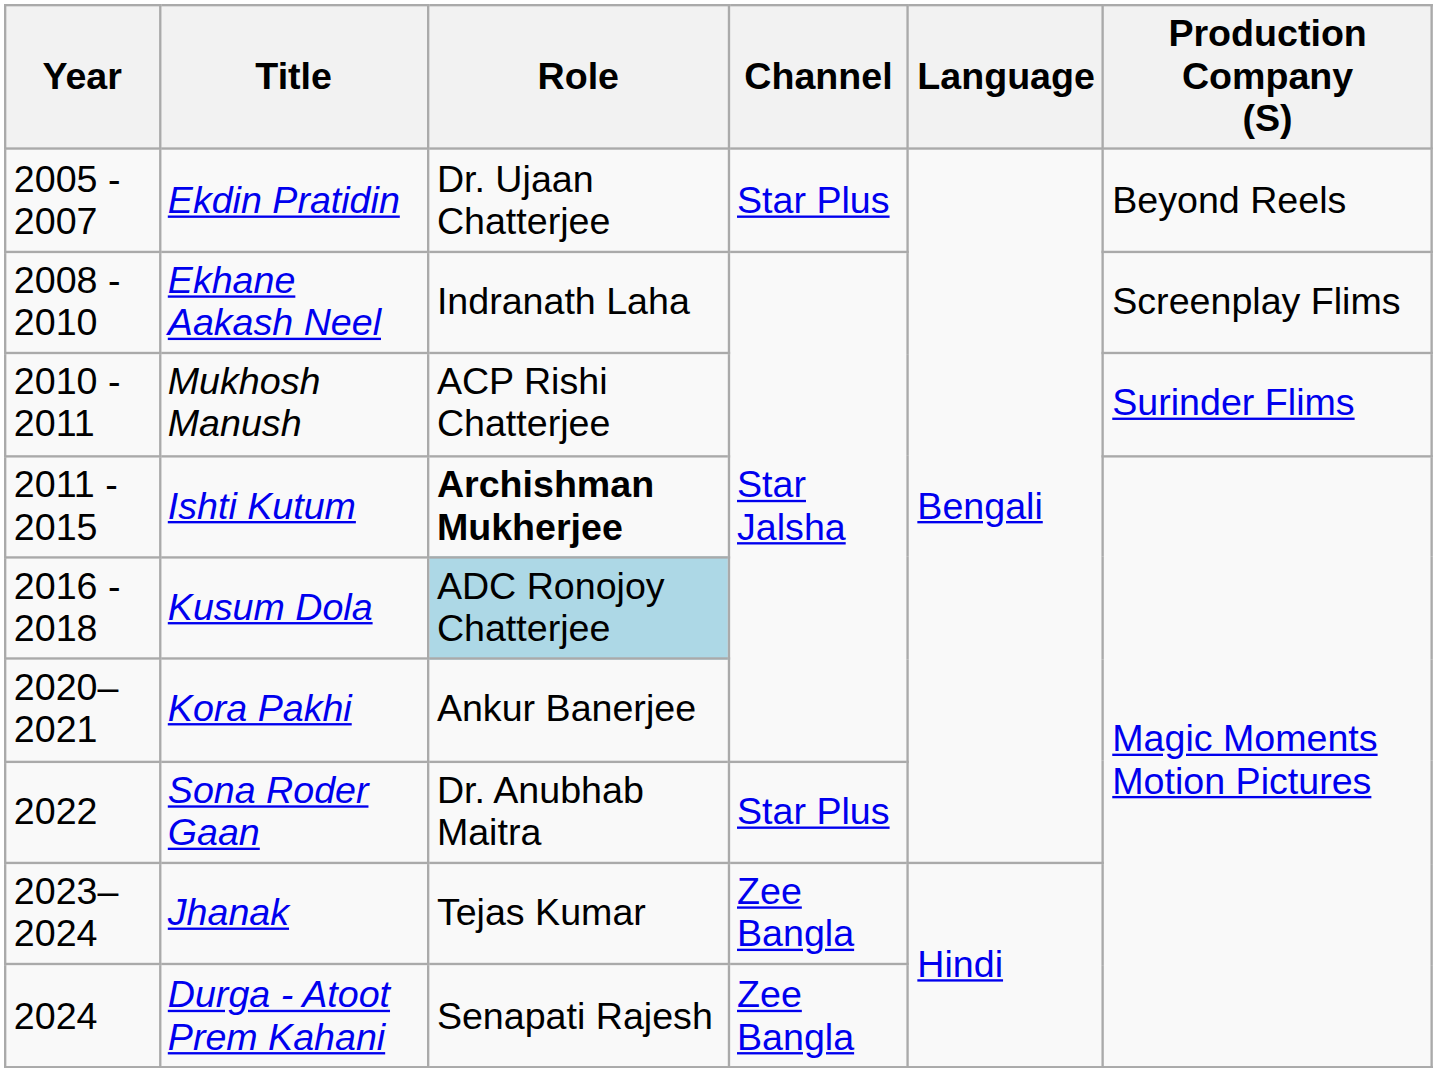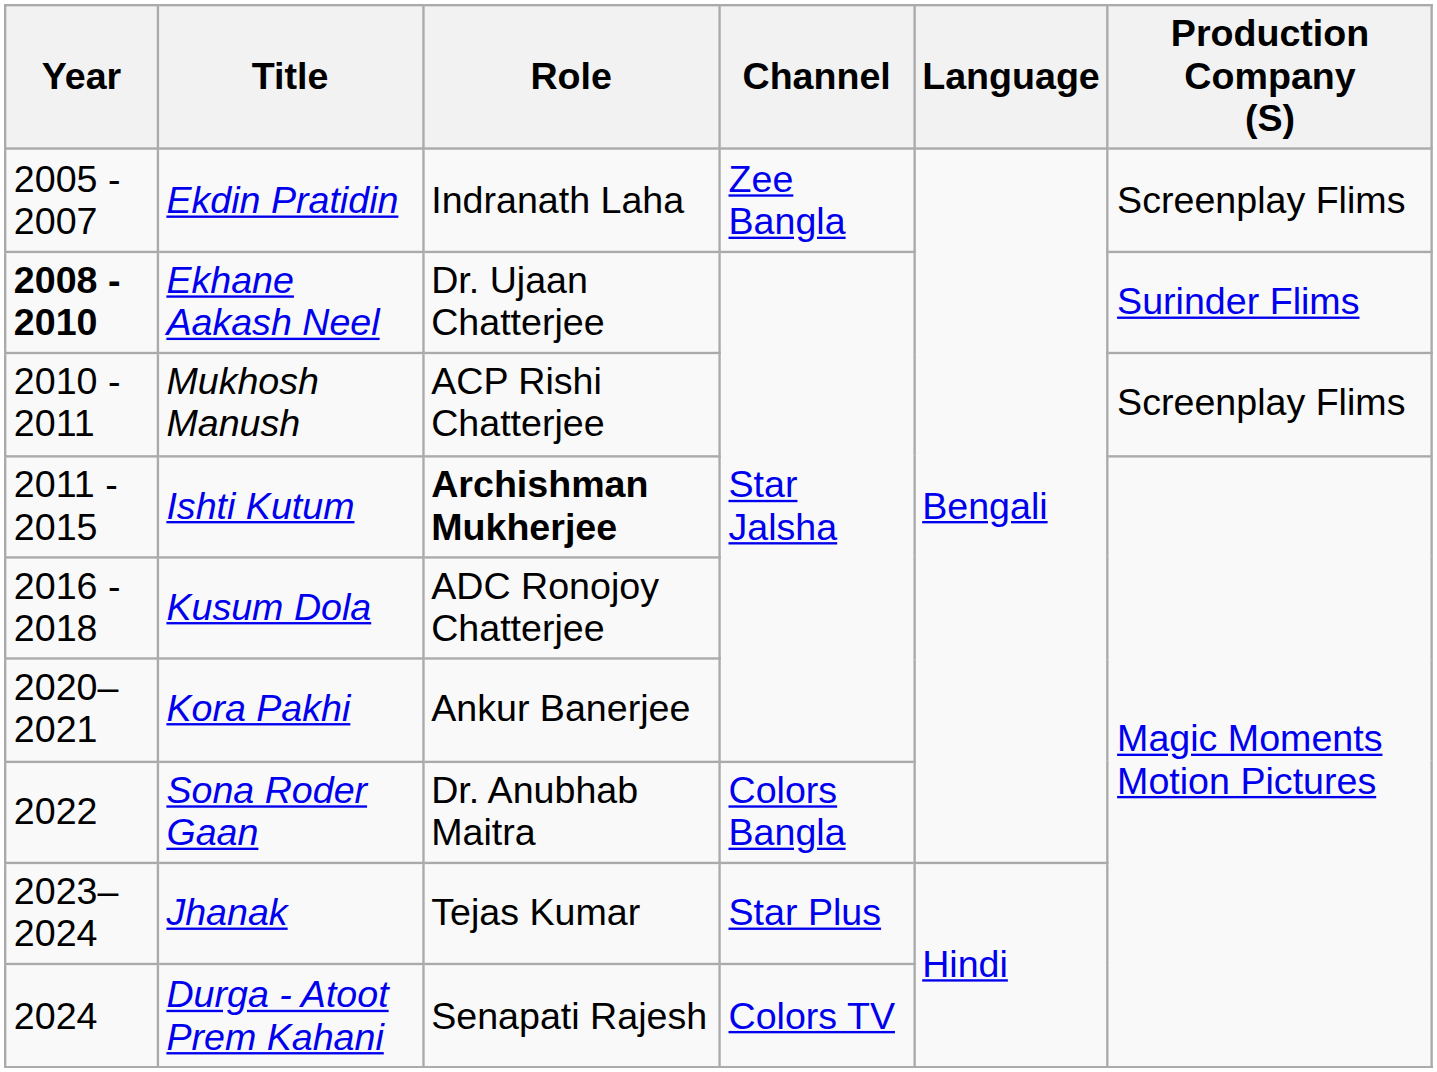(524, 199) Dr. Ujaan Chatterjee -> (558, 199) Indranath Laha
(813, 199) Star Plus -> (787, 199) Zee Bangla
(1229, 199) Beyond Reels -> (1261, 199) Screenplay Flims
(67, 301) normal -> (67, 301) bold
(563, 301) Indranath Laha -> (518, 301) Dr. Ujaan Chatterjee
(1256, 301) Screenplay Flims -> (1238, 301) Surinder Flims
(1233, 403) Surinder Flims -> (1261, 403) Screenplay Flims
(551, 607) lightblue background -> (545, 607) no background
(813, 811) Star Plus -> (787, 811) Colors Bangla
(796, 913) Zee Bangla -> (805, 913) Star Plus
(796, 1015) Zee Bangla -> (812, 1015) Colors TV
